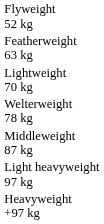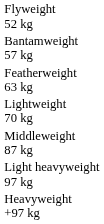+ row: (41, 48)
- row: (38, 111)
